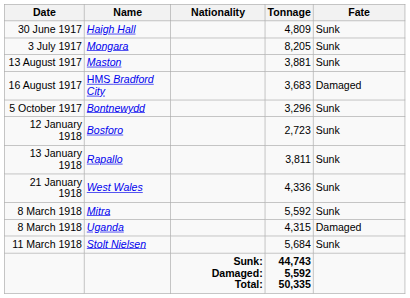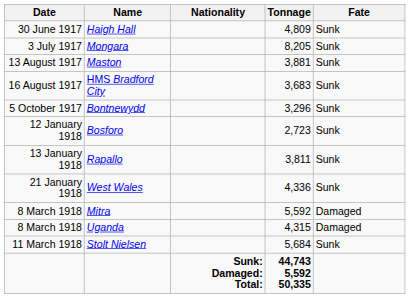(339, 85) Damaged -> (328, 85) Sunk
(328, 211) Sunk -> (339, 211) Damaged
